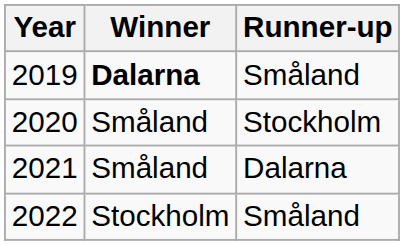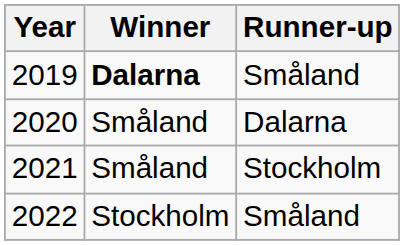(312, 121) Stockholm -> (295, 121) Dalarna
(295, 168) Dalarna -> (312, 168) Stockholm
